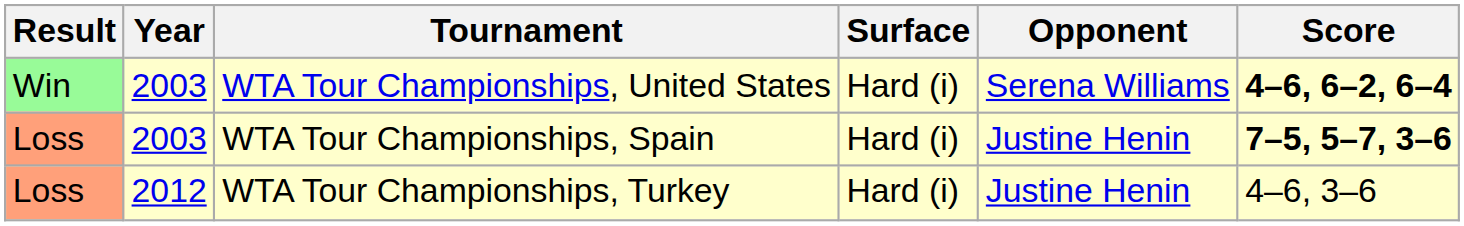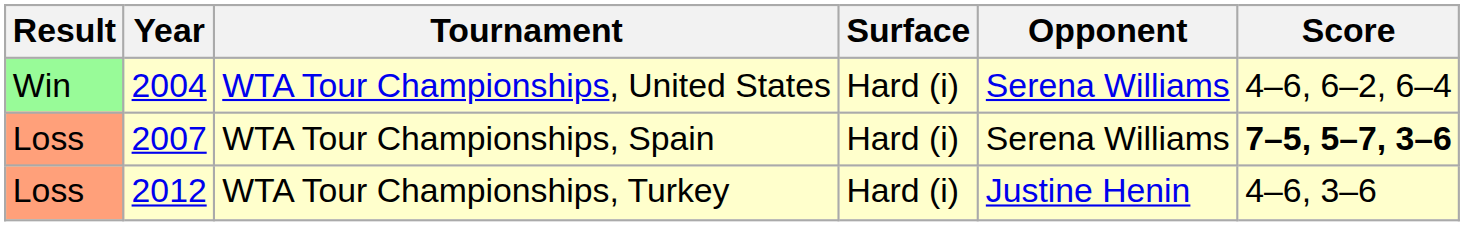(169, 84) 2003 -> (169, 84) 2004
(1349, 84) bold -> (1349, 84) normal
(169, 138) 2003 -> (169, 138) 2007
(1088, 138) Justine Henin -> (1108, 138) Serena Williams
